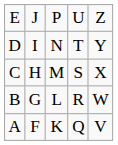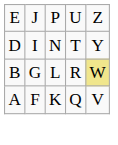- row: (15, 72)
(100, 99) no background -> (98, 72) khaki background
